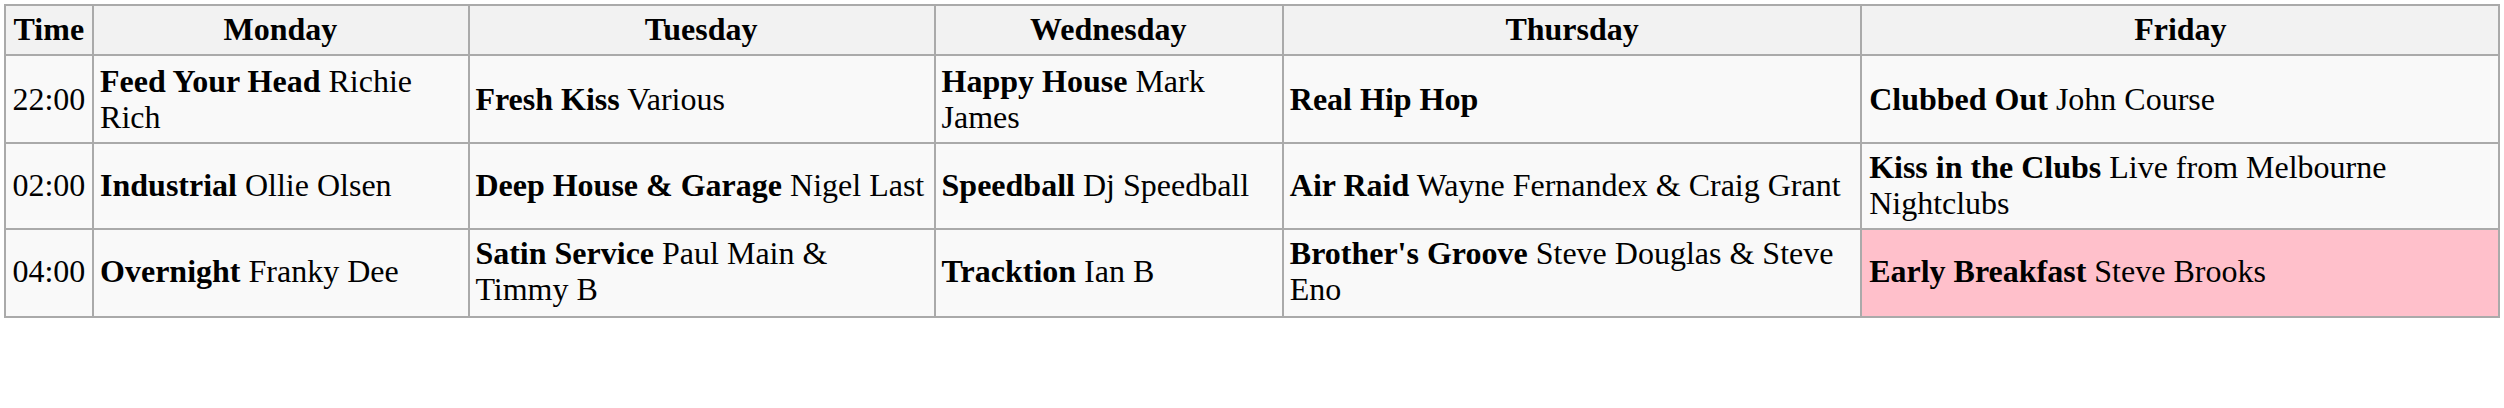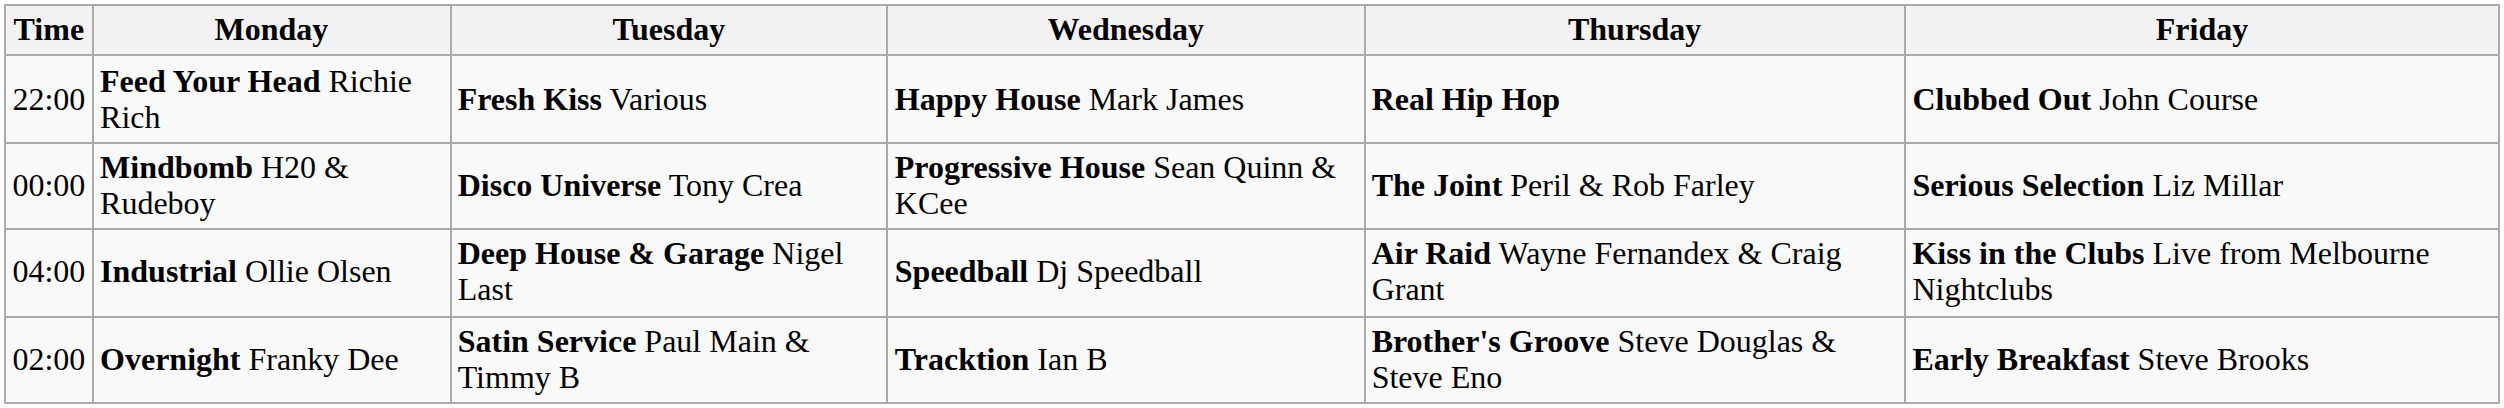+ row: (224, 185)
(49, 185) 02:00 -> (49, 272) 04:00
(49, 272) 04:00 -> (49, 358) 02:00
(2068, 272) pink background -> (2111, 358) no background
